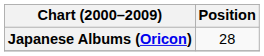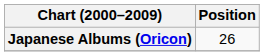(227, 39) 28 -> (227, 39) 26
